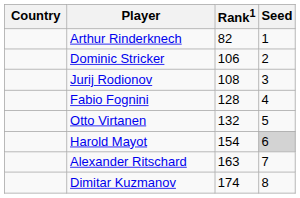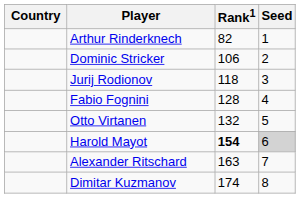(229, 79) 108 -> (228, 79) 118
(229, 141) normal -> (229, 141) bold
